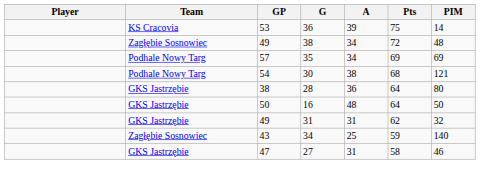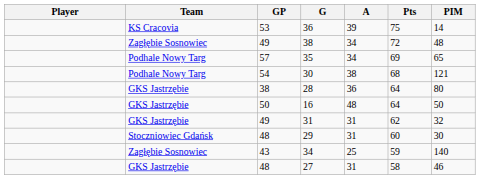(439, 58) 69 -> (439, 58) 65
+ row: (308, 136)
(264, 151) 47 -> (264, 167) 48
